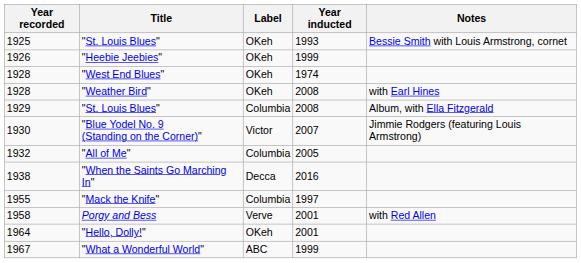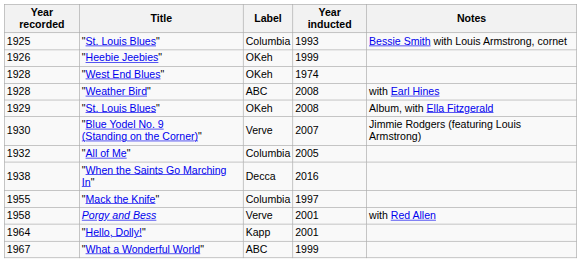(259, 41) OKeh -> (268, 41) Columbia
(259, 91) OKeh -> (257, 91) ABC
(268, 108) Columbia -> (259, 108) OKeh
(259, 131) Victor -> (259, 131) Verve
(259, 232) OKeh -> (258, 232) Kapp
